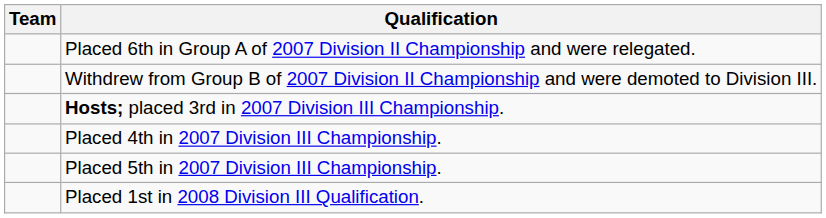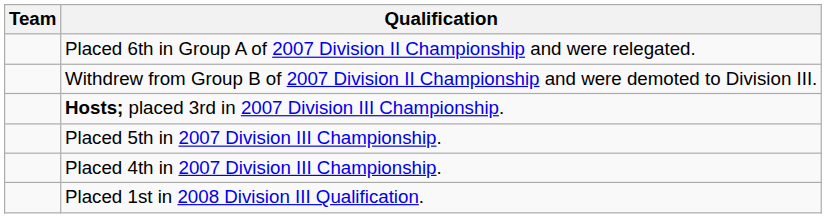rows swapped: (253, 138) <-> (253, 167)
